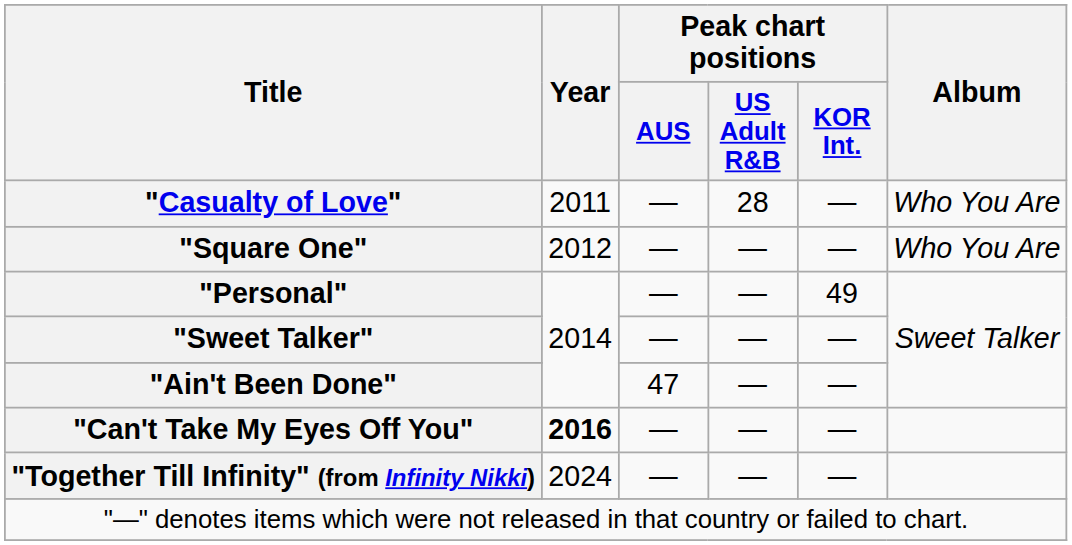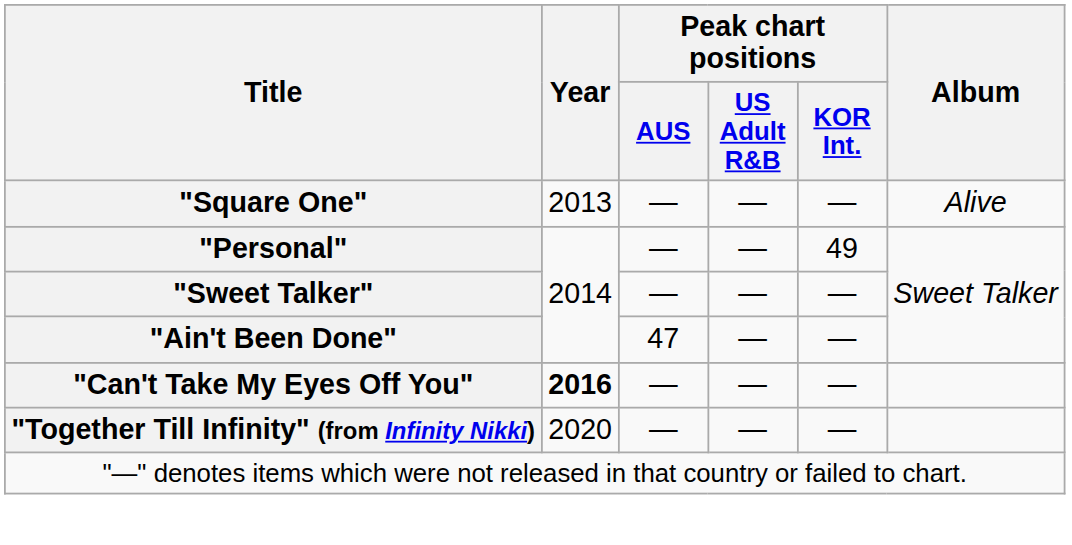- row: (273, 202)
(580, 248) 2012 -> (580, 202) 2013
(977, 248) Who You Are -> (976, 202) Alive
(580, 475) 2024 -> (580, 429) 2020
